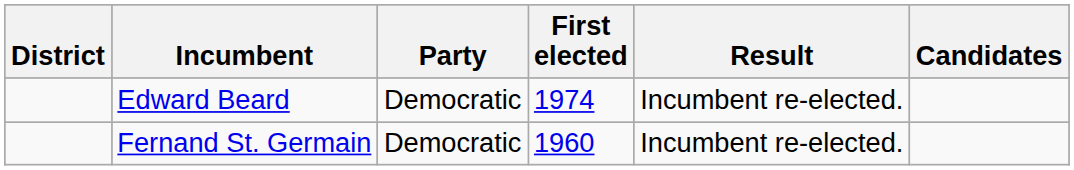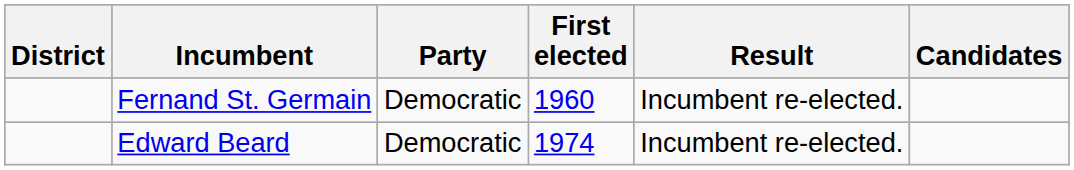rows swapped: (244, 142) <-> (204, 99)
